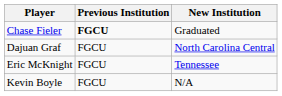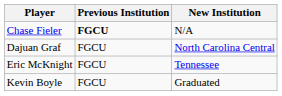(197, 30) Graduated -> (184, 30) N/A
(184, 82) N/A -> (197, 82) Graduated
